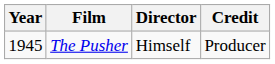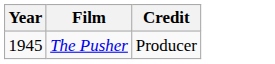- column: (166, 17)
